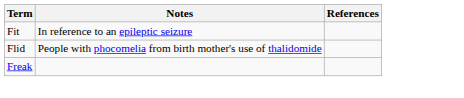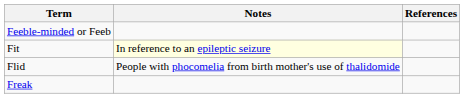+ row: (59, 31)
(115, 31) no background -> (193, 48) lightyellow background
